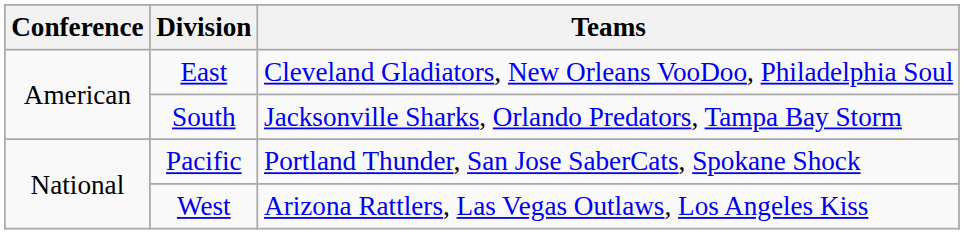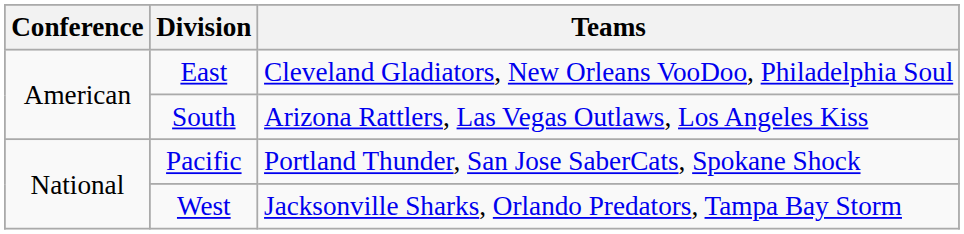(583, 116) Jacksonville Sharks, Orlando Predators, Tampa Bay Storm -> (566, 116) Arizona Rattlers, Las Vegas Outlaws, Los Angeles Kiss
(566, 206) Arizona Rattlers, Las Vegas Outlaws, Los Angeles Kiss -> (583, 206) Jacksonville Sharks, Orlando Predators, Tampa Bay Storm
